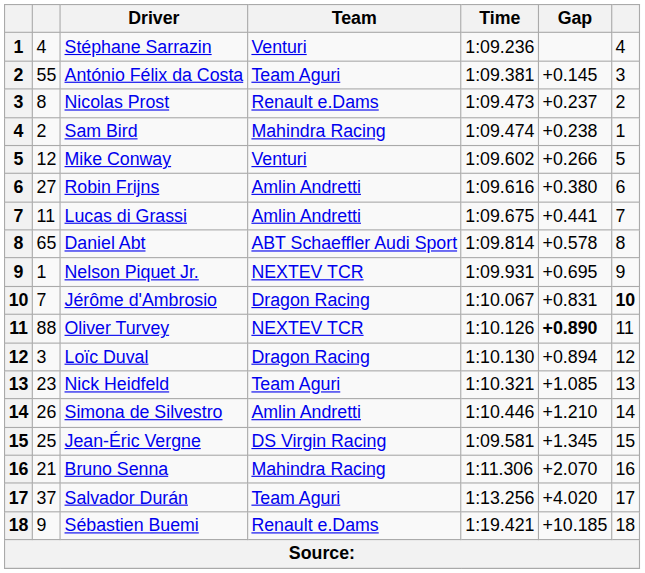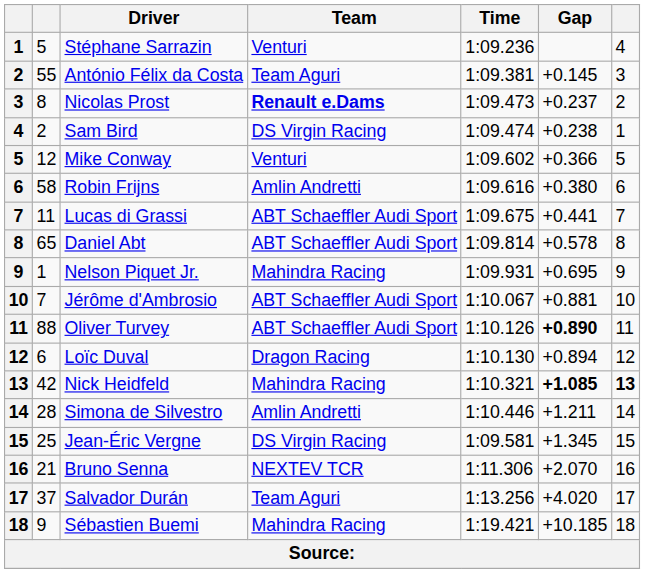(42, 46) 4 -> (42, 46) 5
(315, 103) normal -> (318, 103) bold
(319, 131) Mahindra Racing -> (319, 131) DS Virgin Racing
(570, 159) +0.266 -> (570, 159) +0.366
(46, 187) 27 -> (46, 187) 58
(306, 215) Amlin Andretti -> (354, 215) ABT Schaeffler Audi Sport
(307, 272) NEXTEV TCR -> (319, 272) Mahindra Racing
(311, 300) Dragon Racing -> (354, 300) ABT Schaeffler Audi Sport
(570, 300) +0.831 -> (570, 300) +0.881
(625, 300) bold -> (625, 300) normal
(307, 328) NEXTEV TCR -> (354, 328) ABT Schaeffler Audi Sport
(42, 356) 3 -> (42, 356) 6
(46, 384) 23 -> (46, 384) 42
(296, 384) Team Aguri -> (319, 384) Mahindra Racing
(570, 384) normal -> (570, 384) bold
(625, 384) normal -> (625, 384) bold
(46, 412) 26 -> (46, 412) 28
(570, 412) +1.210 -> (569, 412) +1.211
(319, 469) Mahindra Racing -> (307, 469) NEXTEV TCR
(315, 525) Renault e.Dams -> (319, 525) Mahindra Racing
